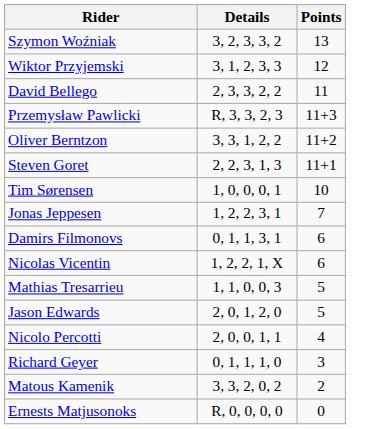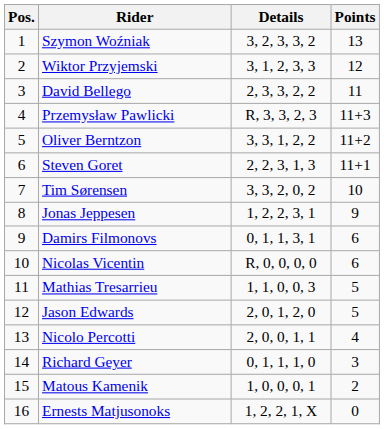+ column: (21, 16)
(247, 189) 1, 0, 0, 0, 1 -> (281, 189) 3, 3, 2, 0, 2
(321, 213) 7 -> (355, 213) 9
(247, 263) 1, 2, 2, 1, X -> (281, 263) R, 0, 0, 0, 0
(247, 386) 3, 3, 2, 0, 2 -> (281, 386) 1, 0, 0, 0, 1
(247, 411) R, 0, 0, 0, 0 -> (281, 411) 1, 2, 2, 1, X
